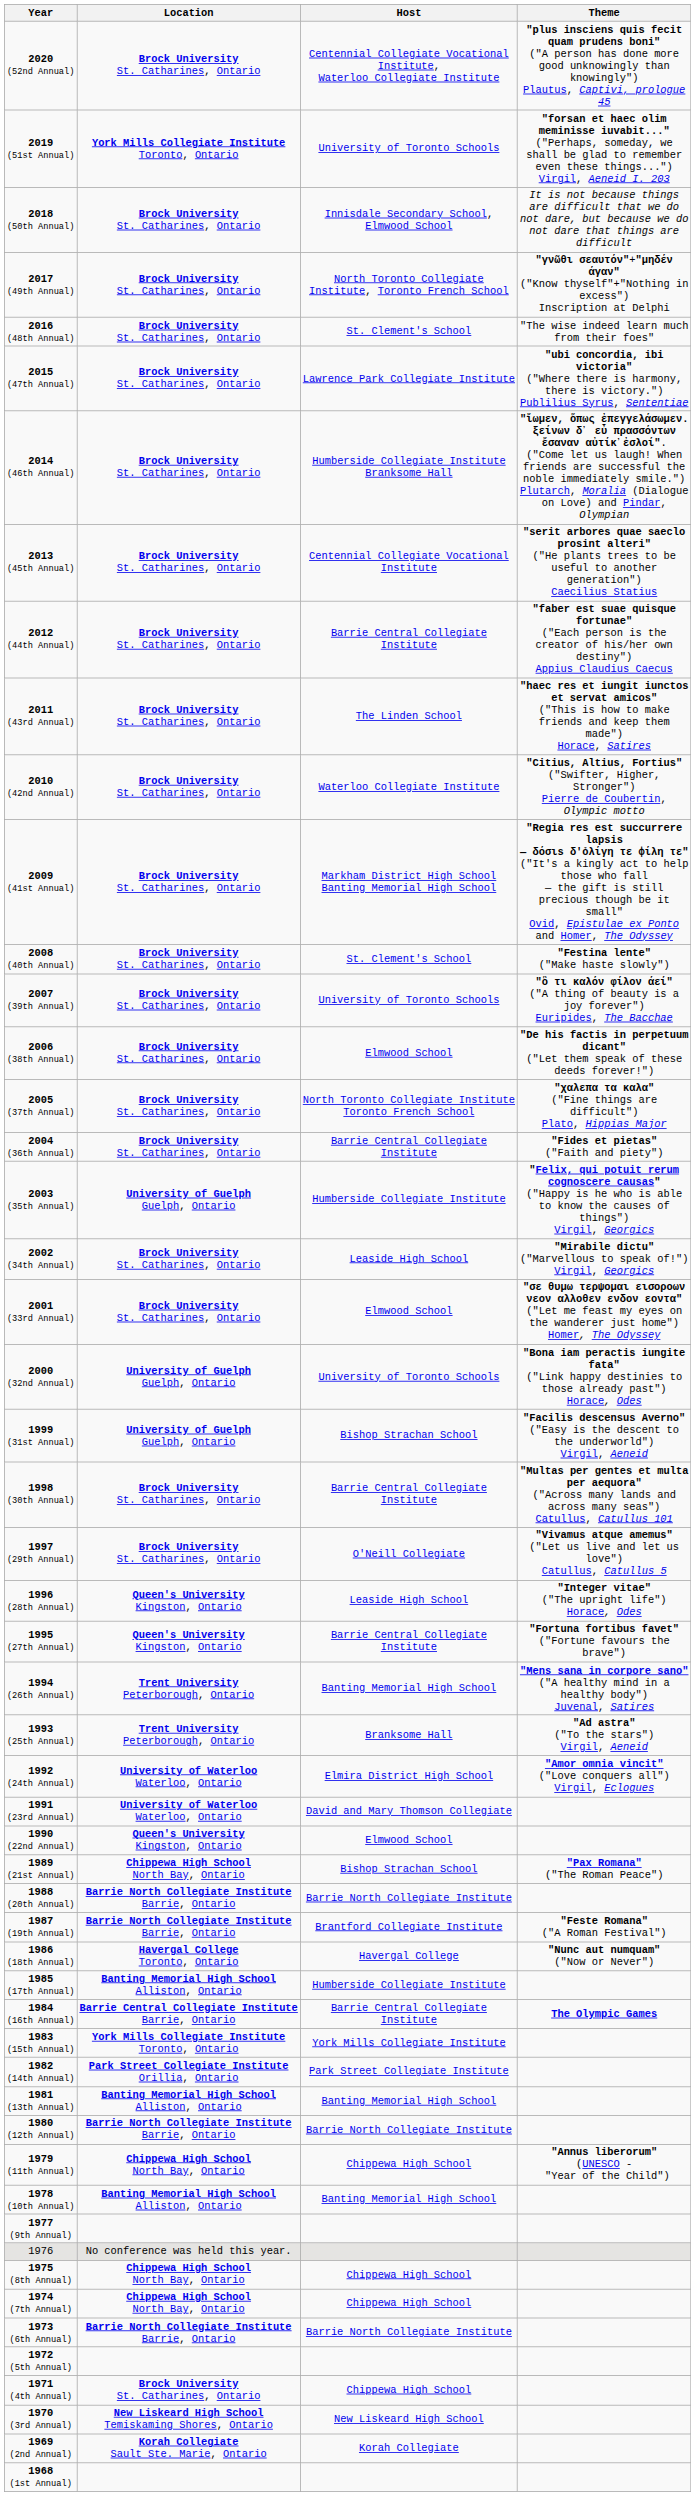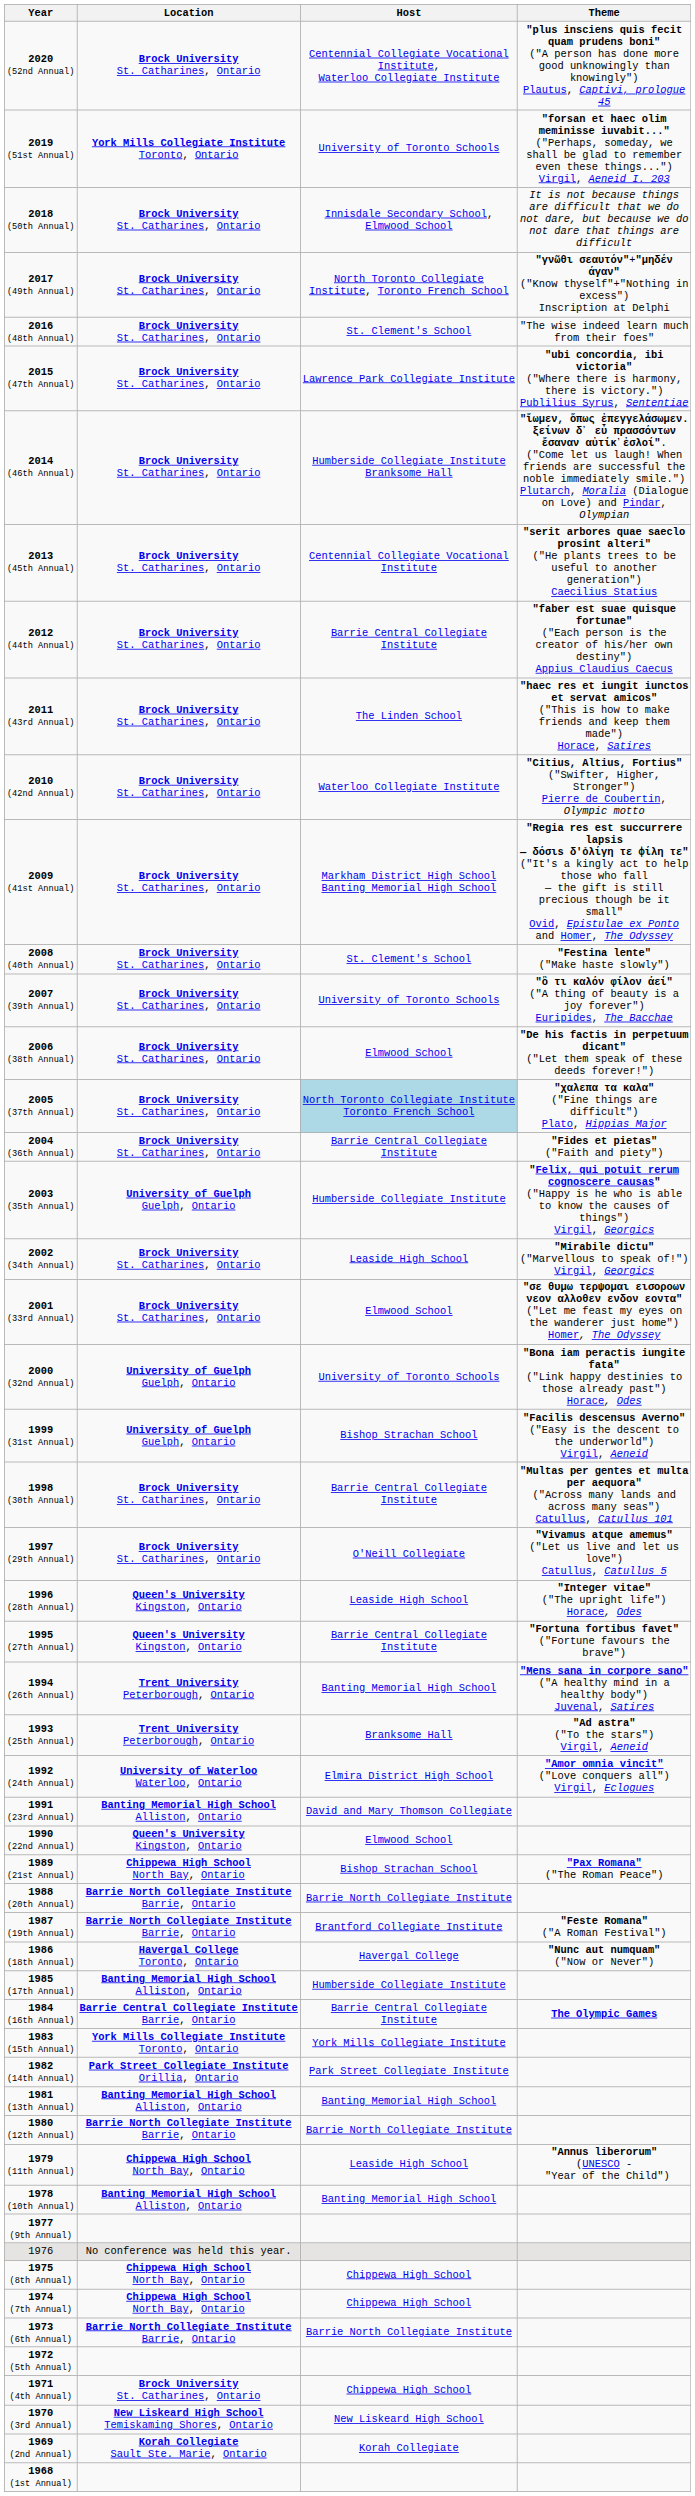(409, 1106) no background -> (409, 1106) lightblue background
(189, 1811) University of Waterloo Waterloo, Ontario -> (189, 1811) Banting Memorial High School Alliston, Ontario
(409, 2165) Chippewa High School -> (409, 2165) Leaside High School
